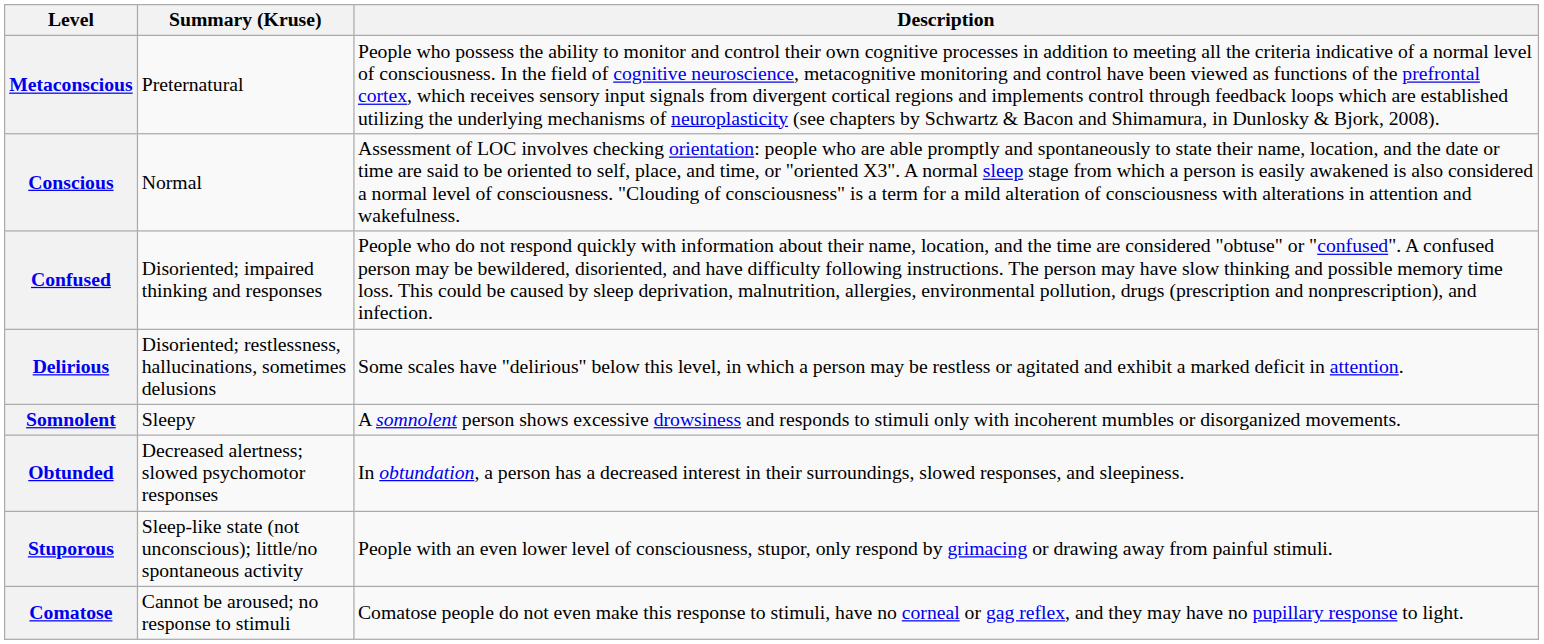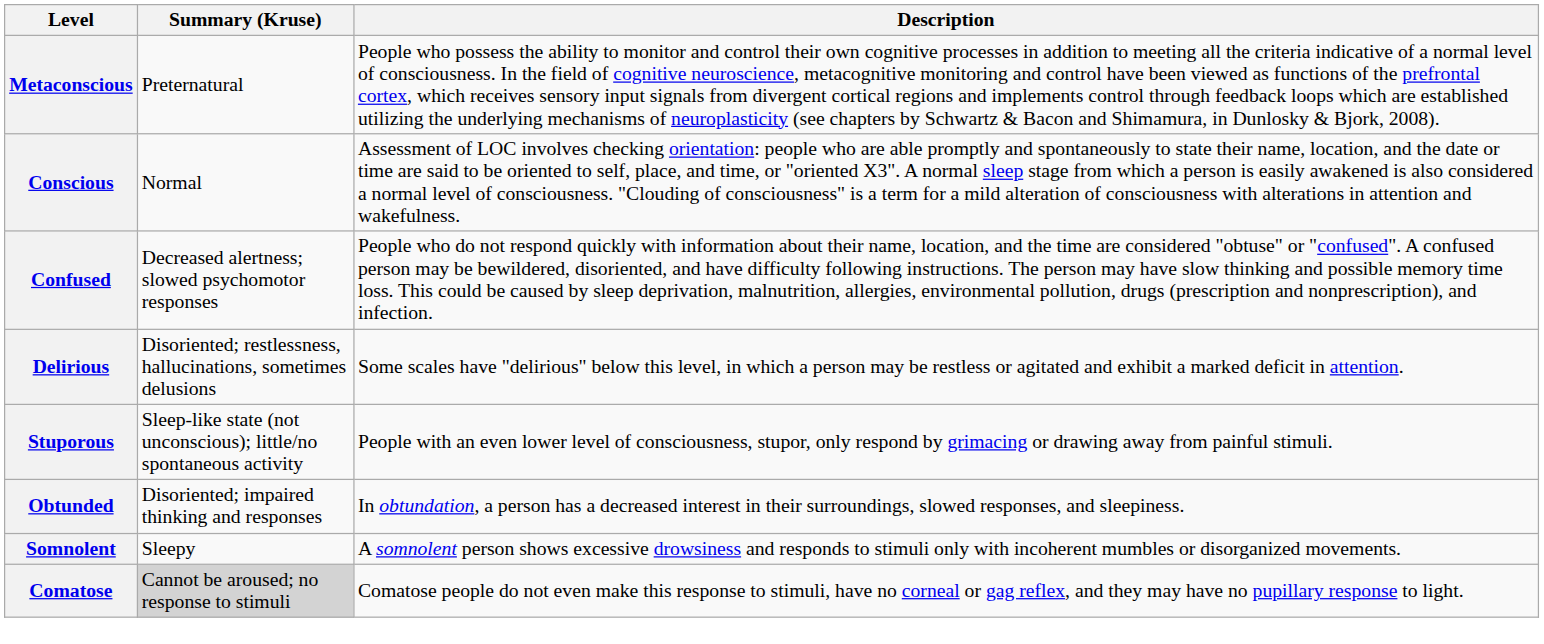(232, 279) Disoriented; impaired thinking and responses -> (223, 279) Decreased alertness; slowed psychomotor responses
rows swapped: (71, 419) <-> (71, 548)
(223, 473) Decreased alertness; slowed psychomotor responses -> (232, 506) Disoriented; impaired thinking and responses
(230, 612) no background -> (230, 590) lightgrey background
